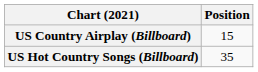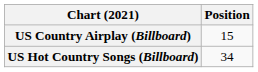(227, 56) 35 -> (227, 56) 34
